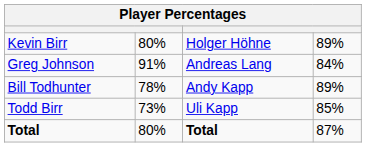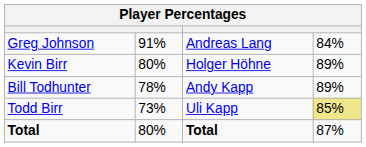rows swapped: (37, 43) <-> (51, 65)
(330, 109) no background -> (330, 109) khaki background
